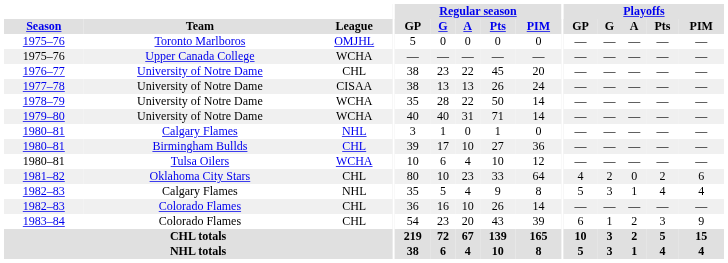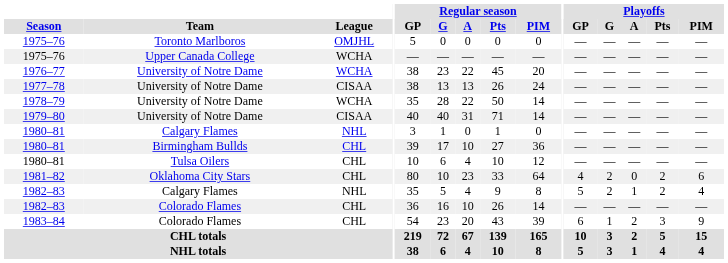(354, 71) CHL -> (354, 71) WCHA
(354, 116) WCHA -> (354, 116) CISAA
(354, 161) WCHA -> (354, 161) CHL
(609, 191) 3 -> (609, 191) 2
(662, 191) 4 -> (662, 191) 2
